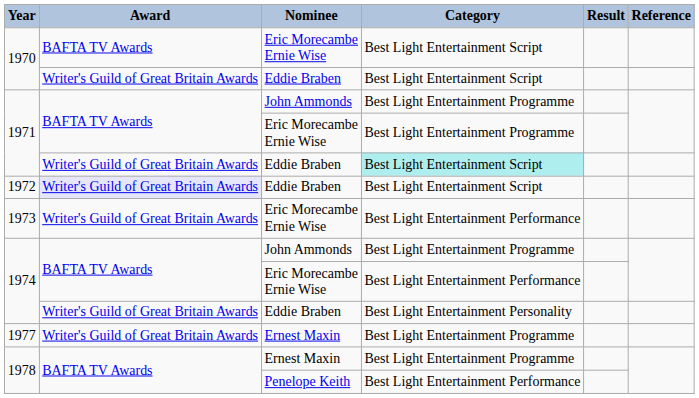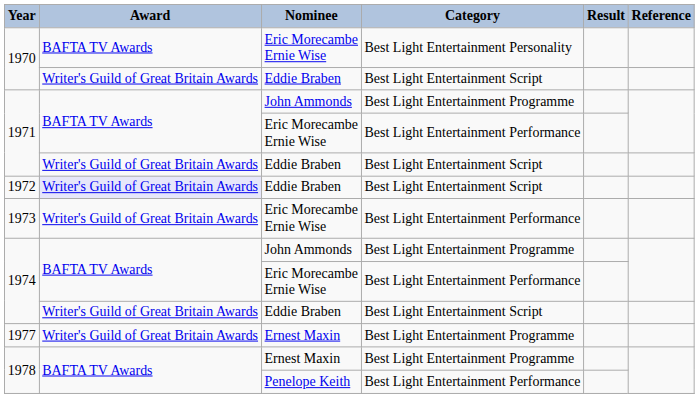(454, 47) Best Light Entertainment Script -> (468, 47) Best Light Entertainment Personality
(469, 133) Best Light Entertainment Programme -> (473, 133) Best Light Entertainment Performance
(454, 164) paleturquoise background -> (454, 164) no background
(468, 312) Best Light Entertainment Personality -> (454, 312) Best Light Entertainment Script
